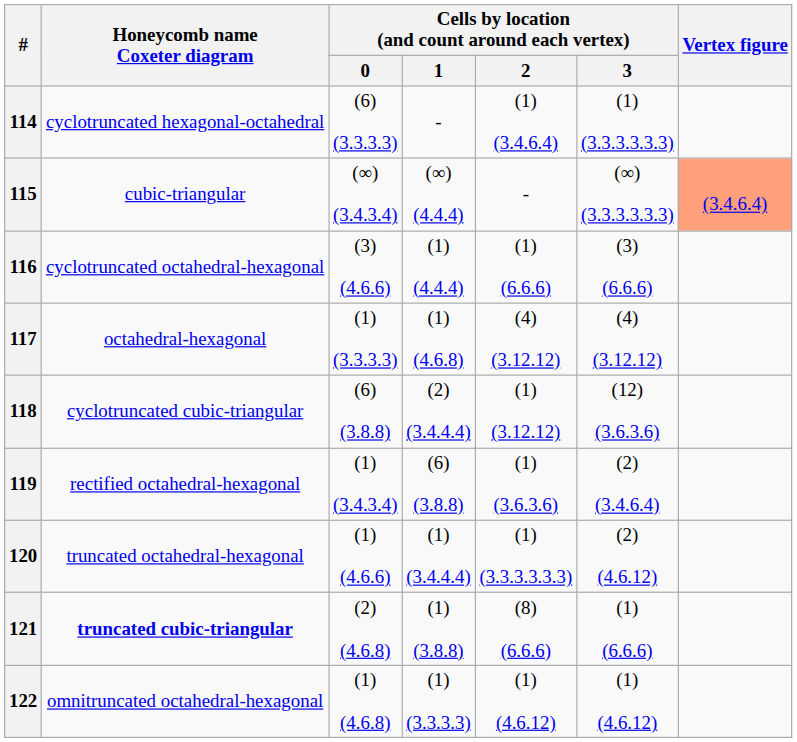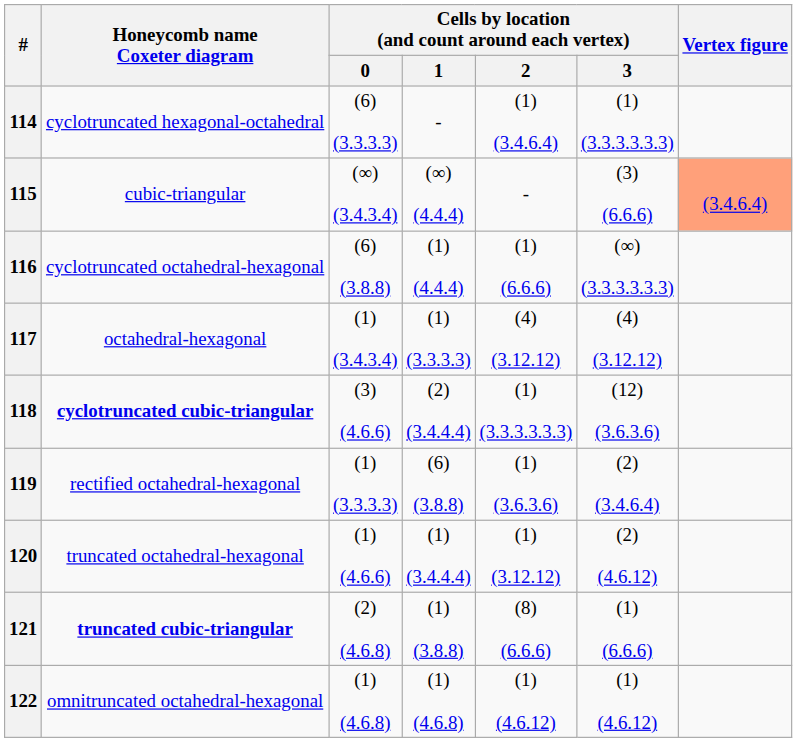(627, 194) (∞) (3.3.3.3.3.3) -> (627, 194) (3) (6.6.6)
(365, 266) (3) (4.6.6) -> (365, 266) (6) (3.8.8)
(627, 266) (3) (6.6.6) -> (627, 266) (∞) (3.3.3.3.3.3)
(365, 339) (1) (3.3.3.3) -> (365, 339) (1) (3.4.3.4)
(438, 339) (1) (4.6.8) -> (438, 339) (1) (3.3.3.3)
(185, 411) normal -> (185, 411) bold
(365, 411) (6) (3.8.8) -> (365, 411) (3) (4.6.6)
(526, 411) (1) (3.12.12) -> (526, 411) (1) (3.3.3.3.3.3)
(365, 483) (1) (3.4.3.4) -> (365, 483) (1) (3.3.3.3)
(526, 556) (1) (3.3.3.3.3.3) -> (526, 556) (1) (3.12.12)
(438, 701) (1) (3.3.3.3) -> (438, 701) (1) (4.6.8)
